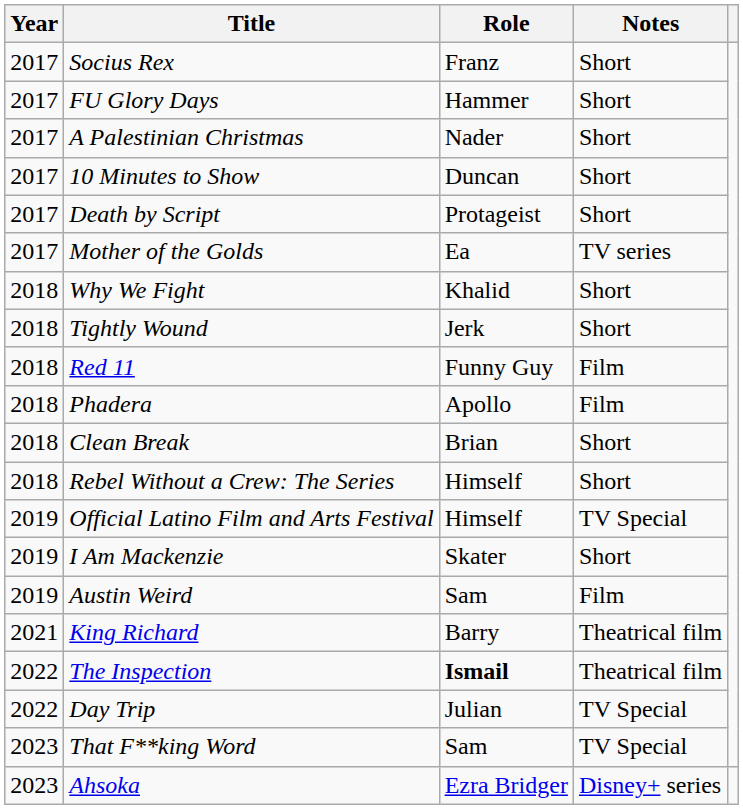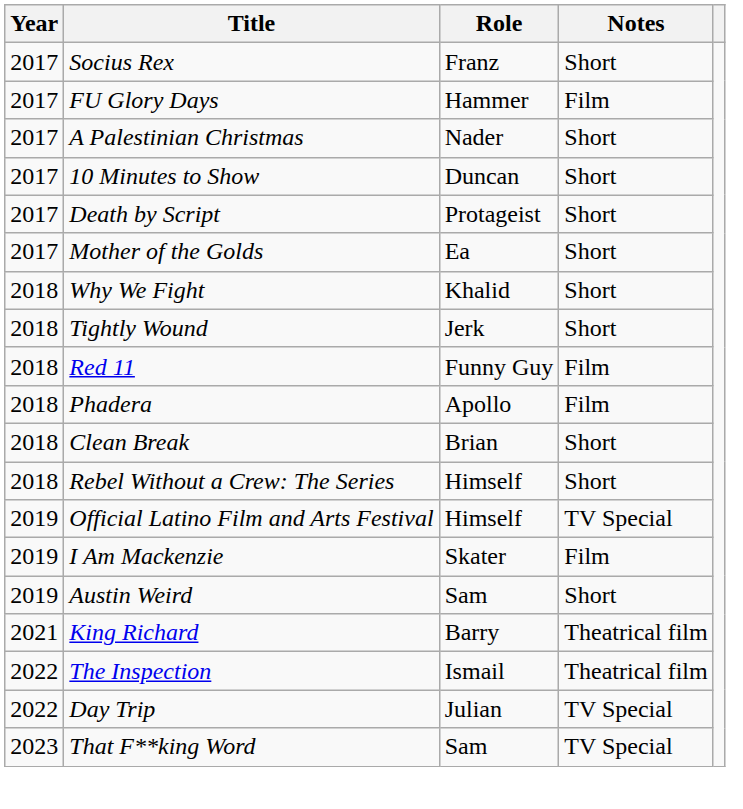(605, 99) Short -> (587, 99) Film
(625, 251) TV series -> (590, 251) Short
(605, 556) Short -> (587, 556) Film
(602, 594) Film -> (590, 594) Short
(477, 670) bold -> (475, 670) normal
- row: (105, 784)
